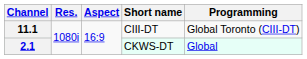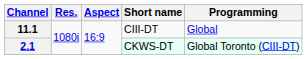(243, 29) Global Toronto (CIII-DT) -> (202, 29) Global
(202, 46) Global -> (243, 46) Global Toronto (CIII-DT)
